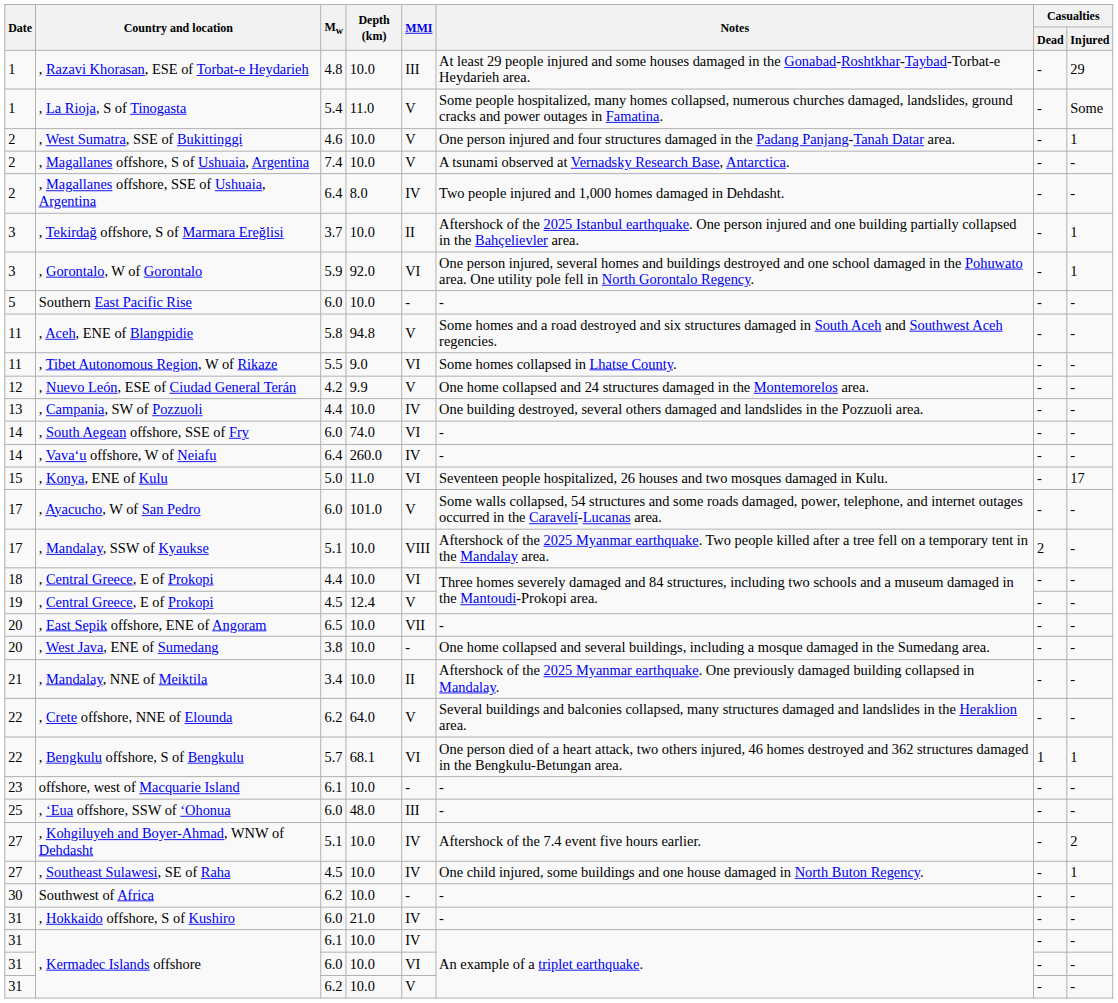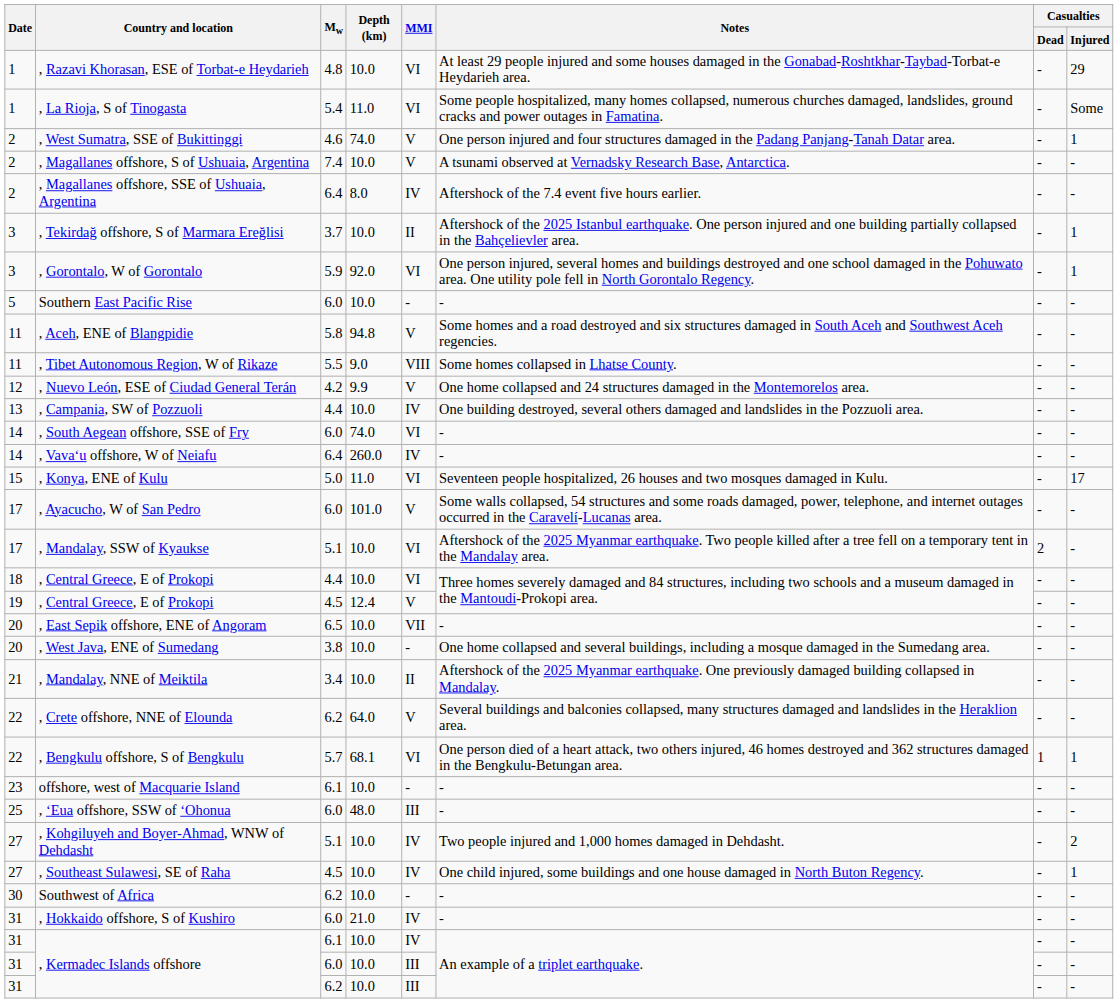(412, 69) III -> (413, 69) VI
(410, 108) V -> (413, 108) VI
(362, 139) 10.0 -> (362, 139) 74.0
(612, 193) Two people injured and 1,000 homes damaged in Dehdasht. -> (570, 193) Aftershock of the 7.4 event five hours earlier.
(413, 364) VI -> (418, 364) VIII
(418, 548) VIII -> (413, 548) VI
(570, 841) Aftershock of the 7.4 event five hours earlier. -> (612, 841) Two people injured and 1,000 homes damaged in Dehdasht.
(413, 963) VI -> (412, 963) III
(410, 986) V -> (412, 986) III
